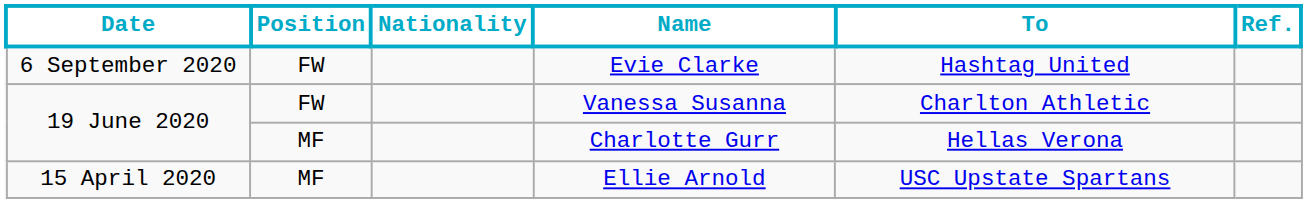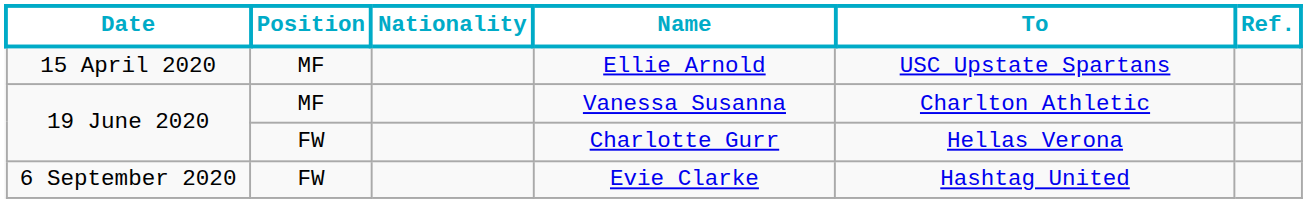rows swapped: (684, 179) <-> (684, 65)
(311, 103) FW -> (311, 103) MF
(311, 141) MF -> (311, 141) FW
